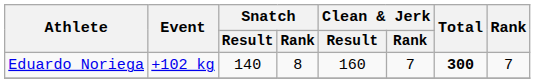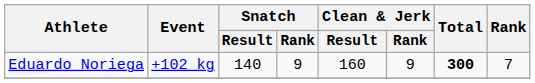(298, 65) 8 -> (298, 65) 9
(410, 65) 7 -> (410, 65) 9
